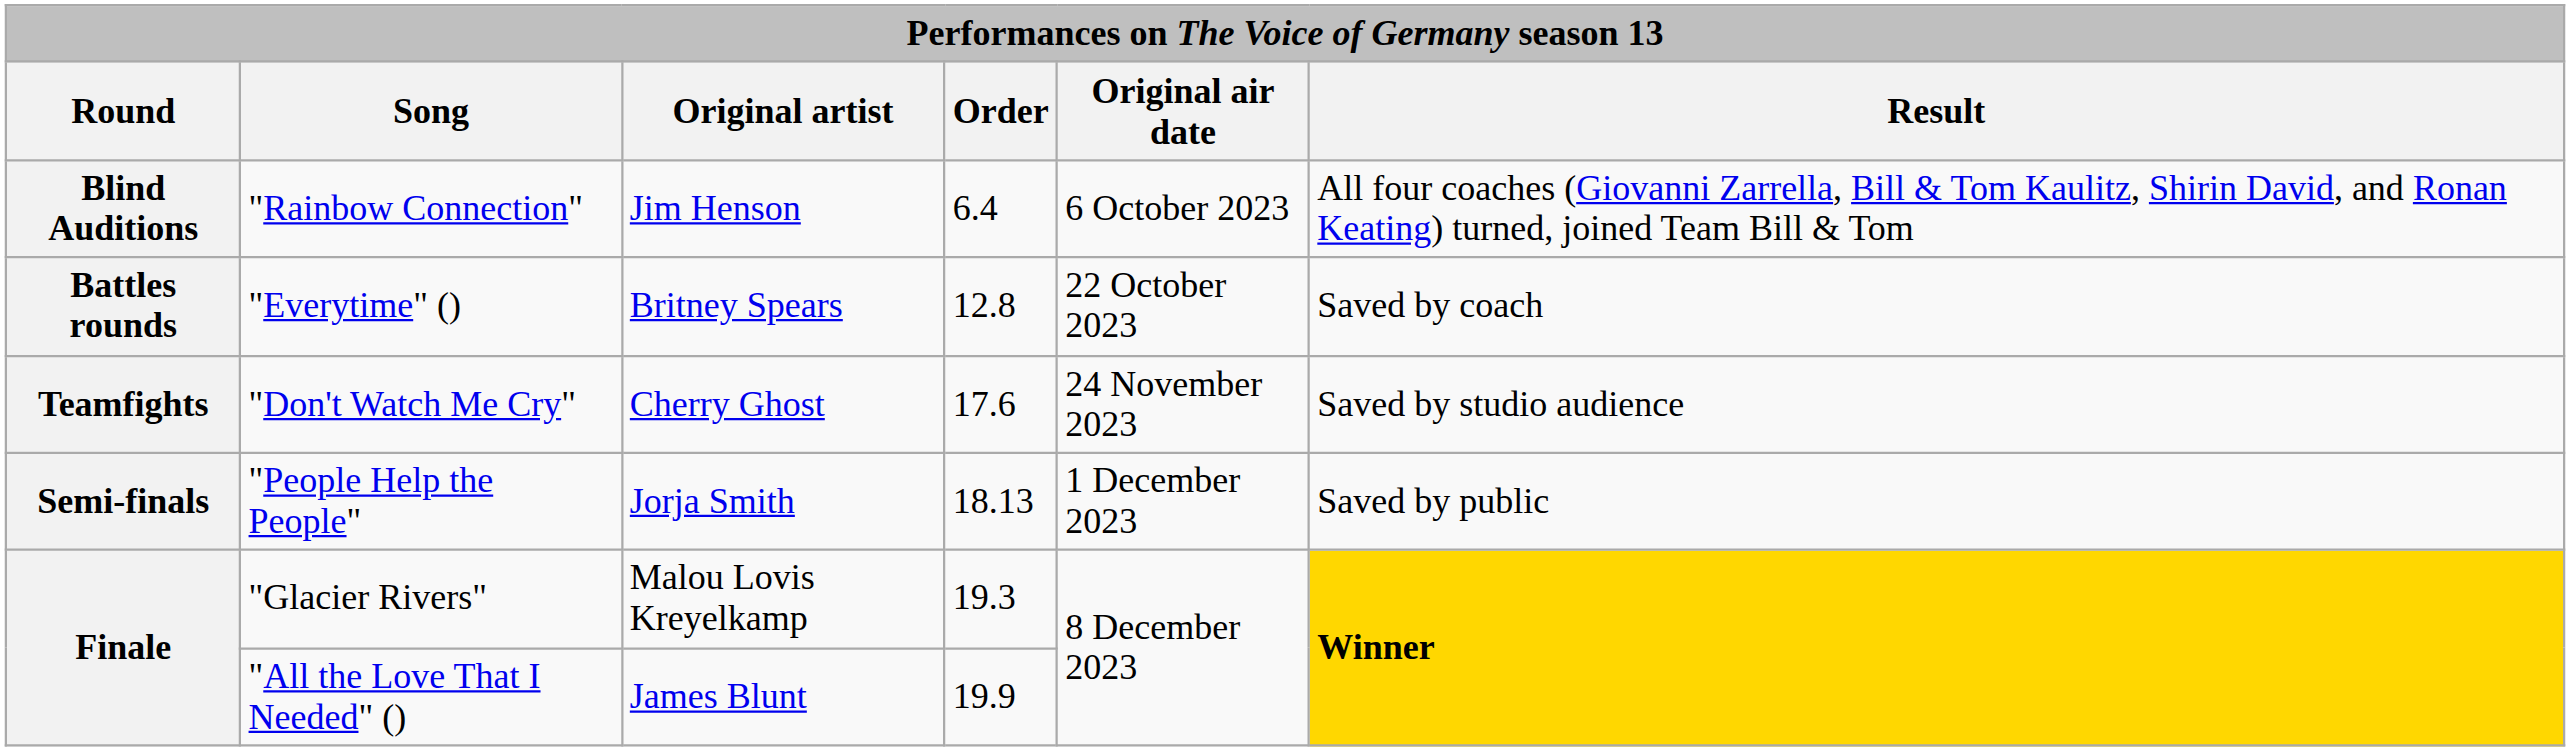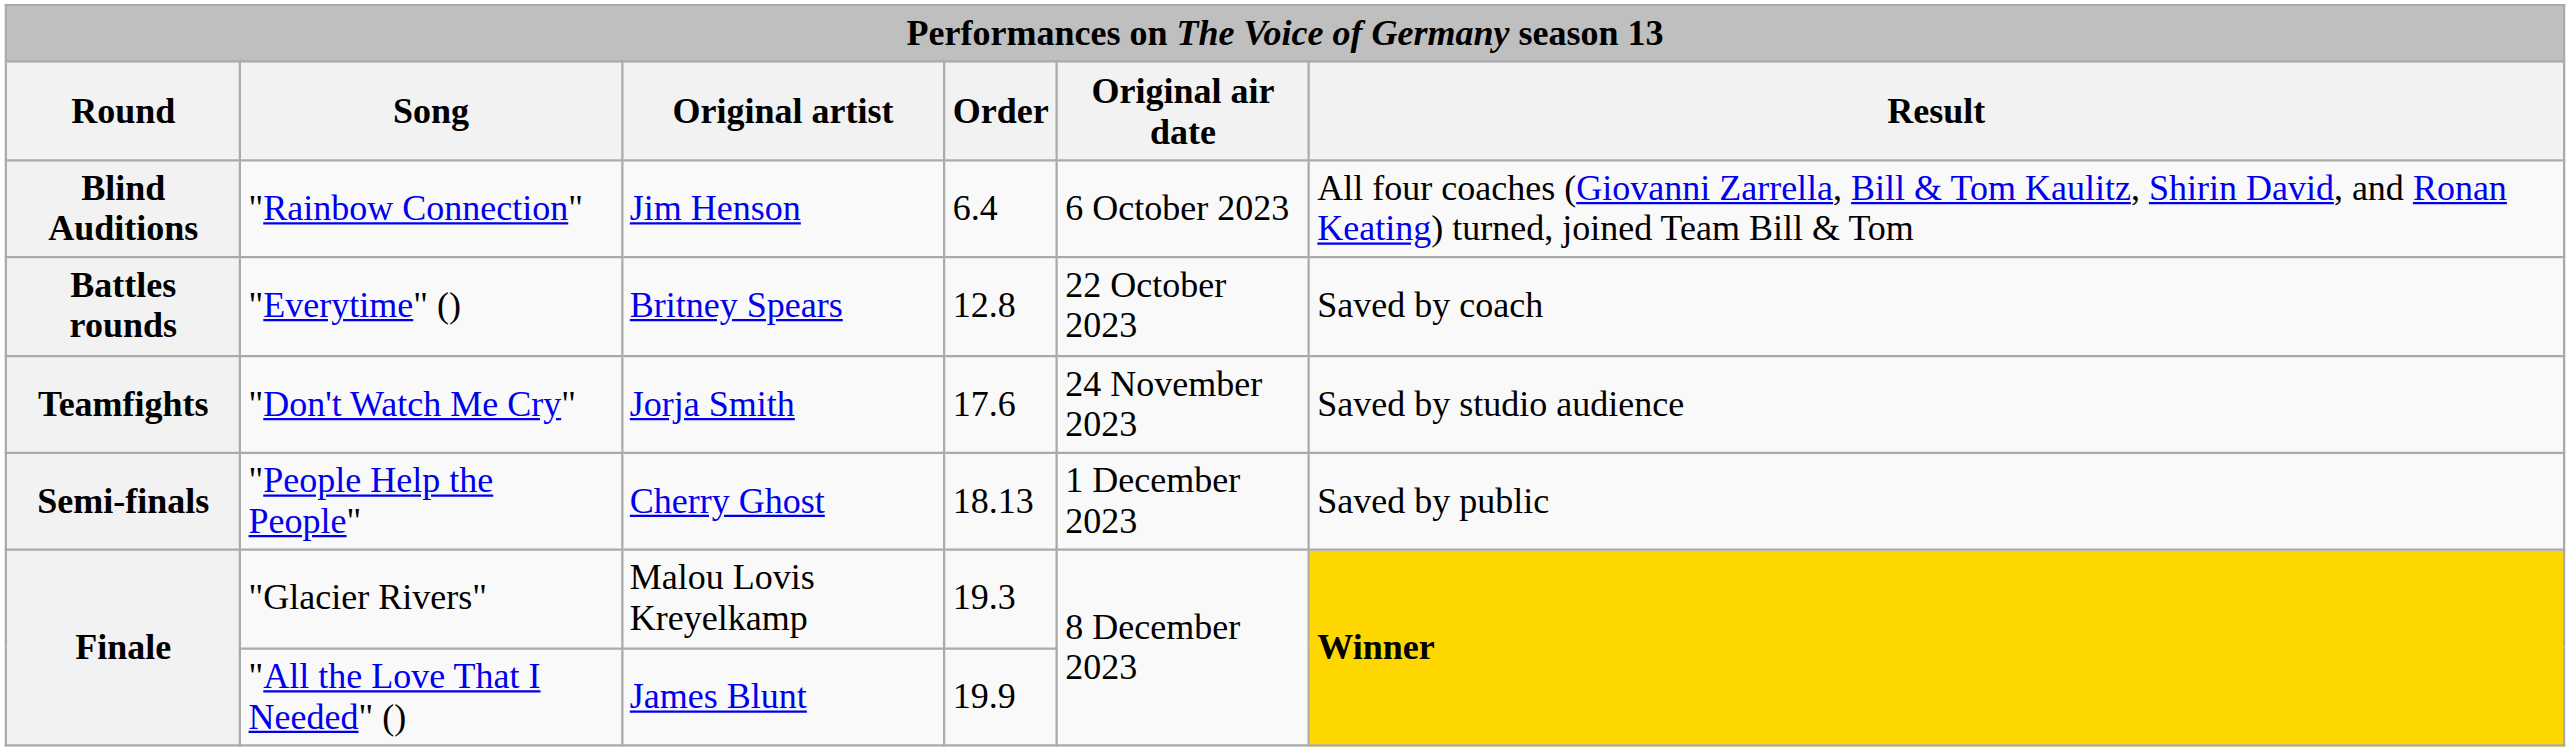(727, 403) Cherry Ghost -> (712, 403) Jorja Smith
(712, 500) Jorja Smith -> (727, 500) Cherry Ghost
